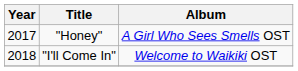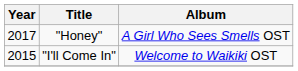(22, 55) 2018 -> (22, 55) 2015
